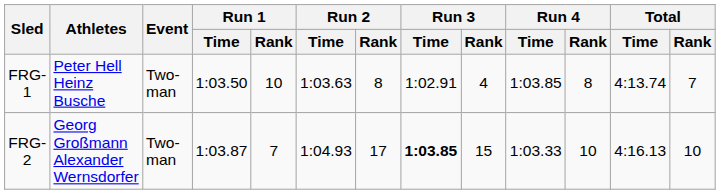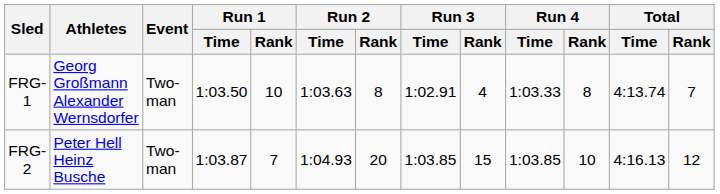(88, 84) Peter Hell Heinz Busche -> (96, 92) Georg Großmann Alexander Wernsdorfer
(536, 84) 1:03.85 -> (535, 92) 1:03.33
(96, 151) Georg Großmann Alexander Wernsdorfer -> (88, 160) Peter Hell Heinz Busche
(378, 151) 17 -> (378, 160) 20
(431, 151) bold -> (430, 160) normal
(536, 151) 1:03.33 -> (535, 160) 1:03.85
(692, 151) 10 -> (692, 160) 12
